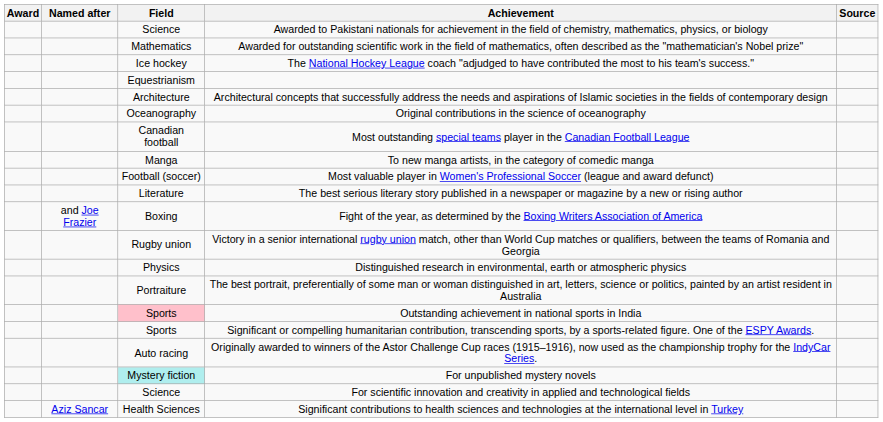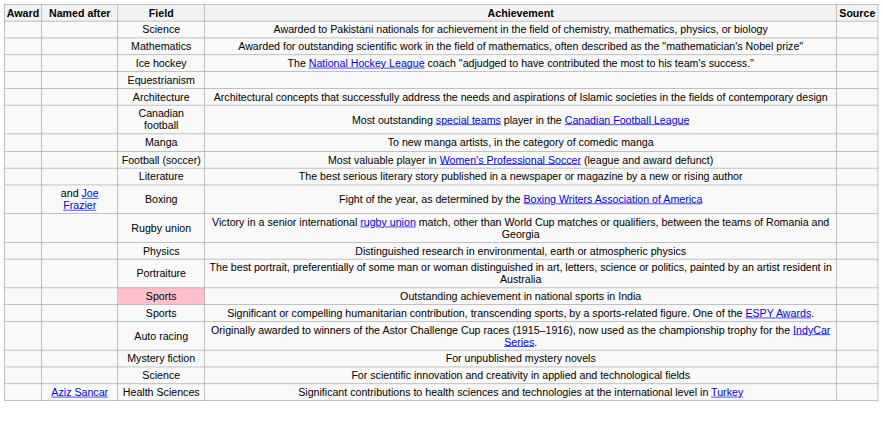- row: (521, 114)
(161, 376) paleturquoise background -> (161, 359) no background
